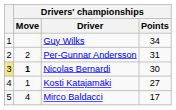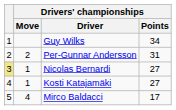(28, 69) bold -> (28, 69) normal
(155, 69) 30 -> (155, 69) 27
